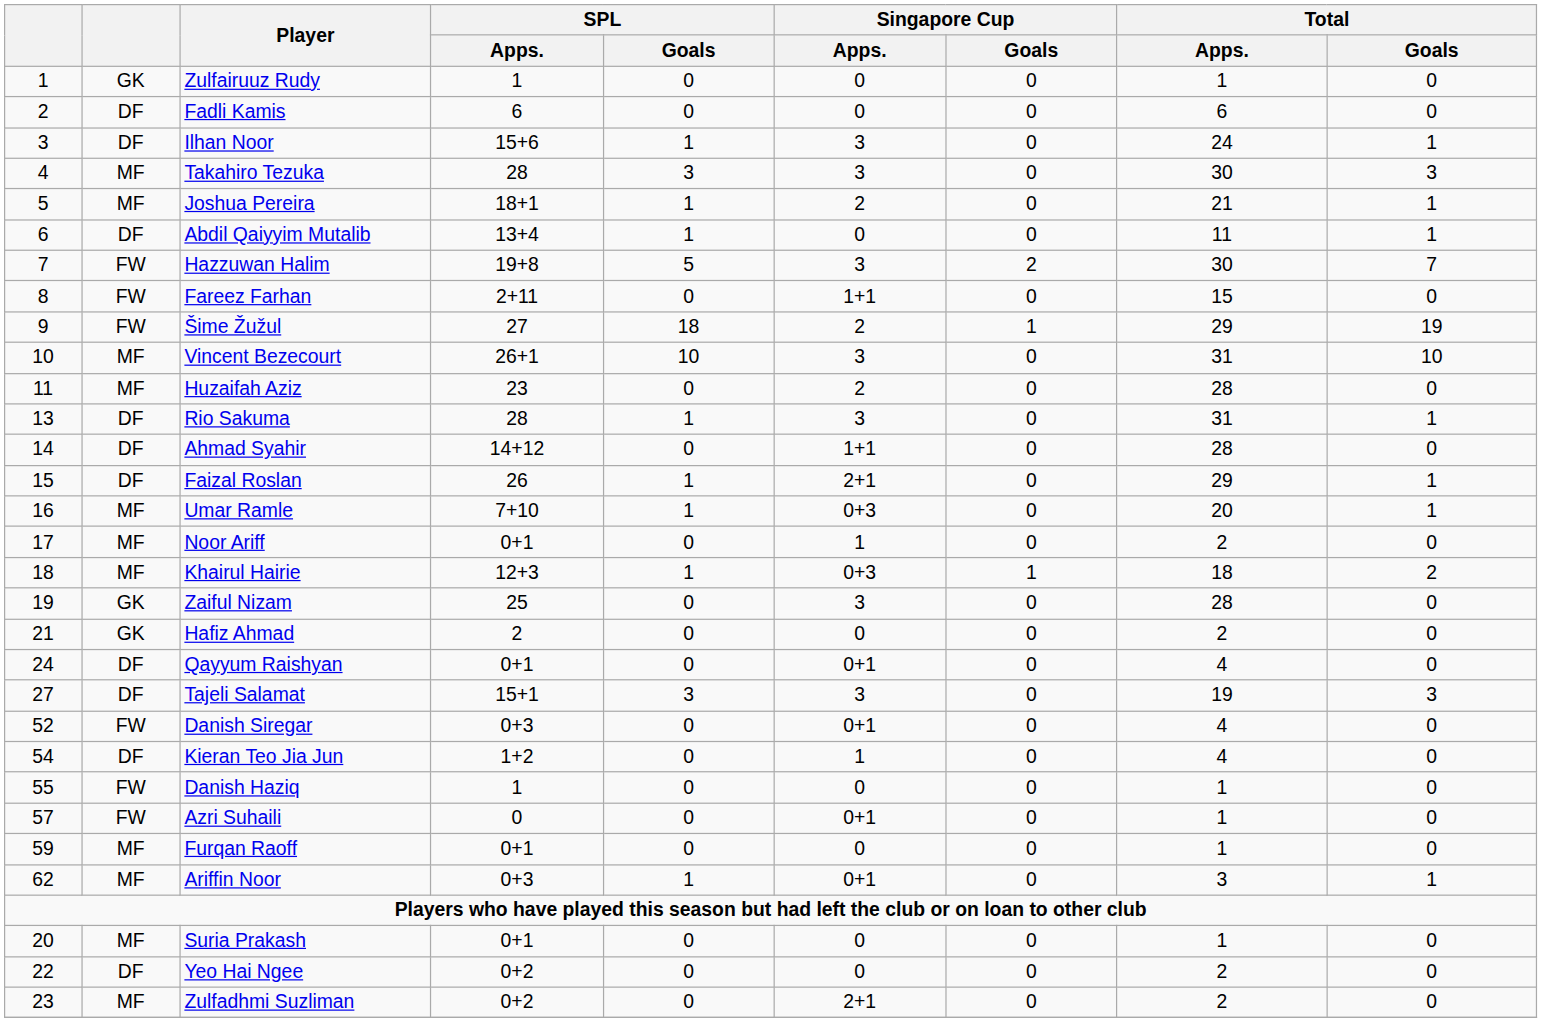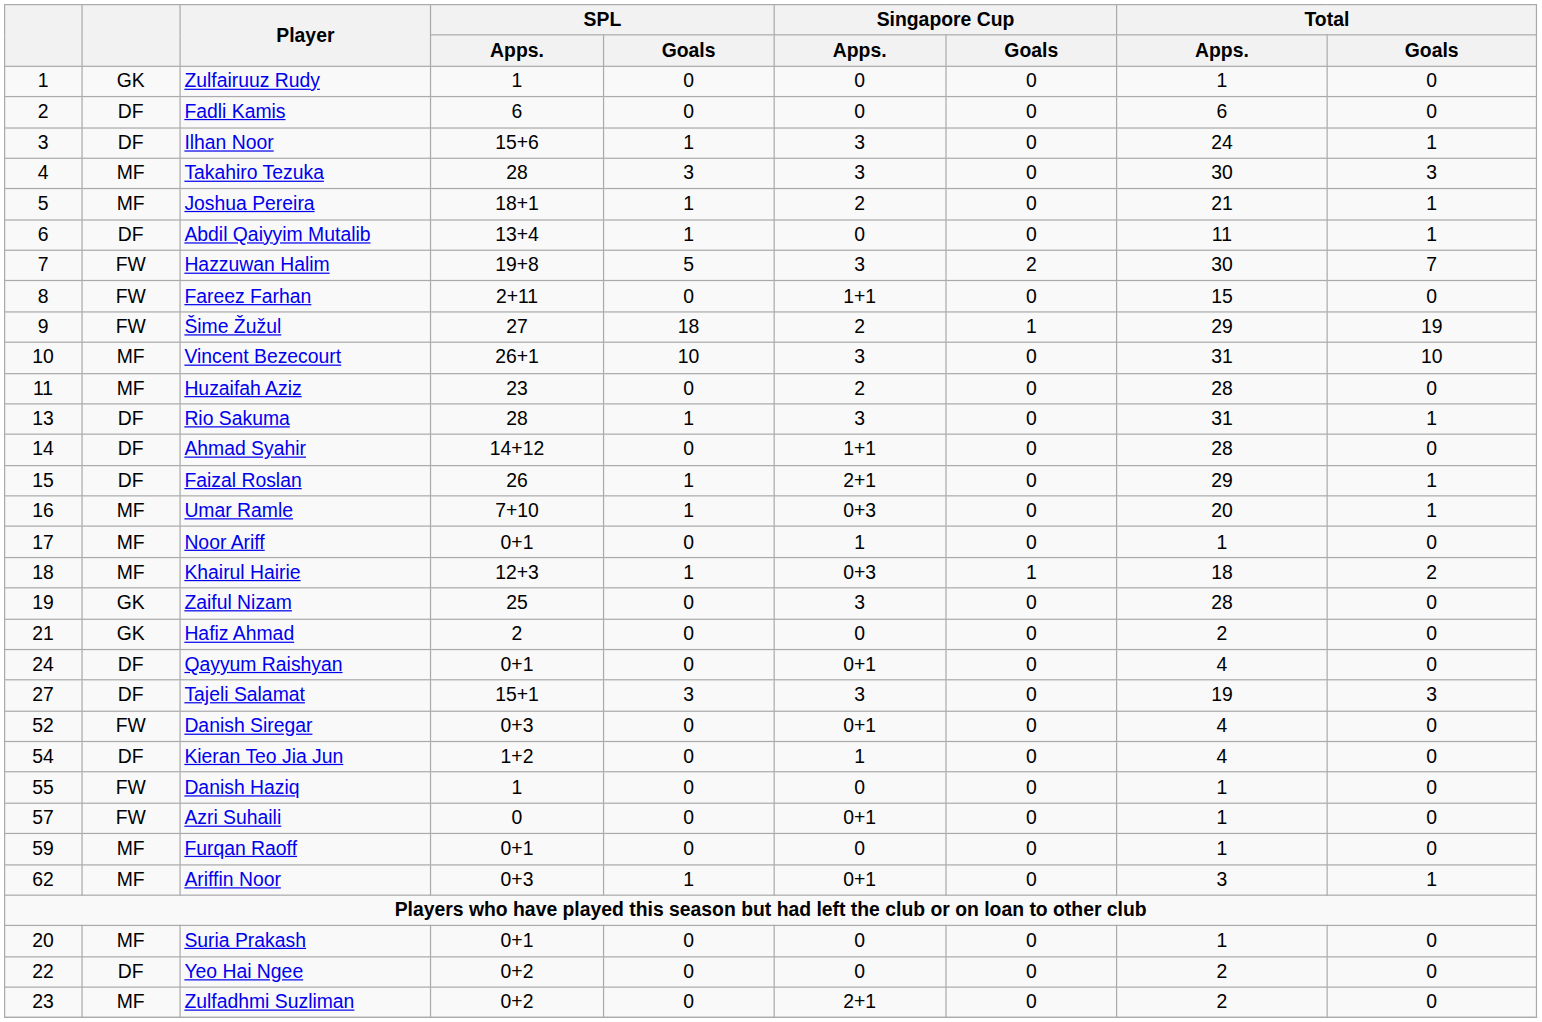(1222, 541) 2 -> (1222, 541) 1
